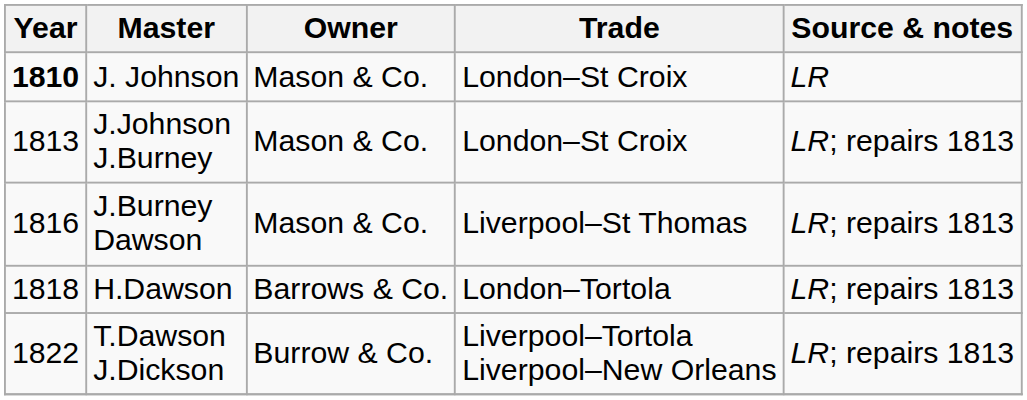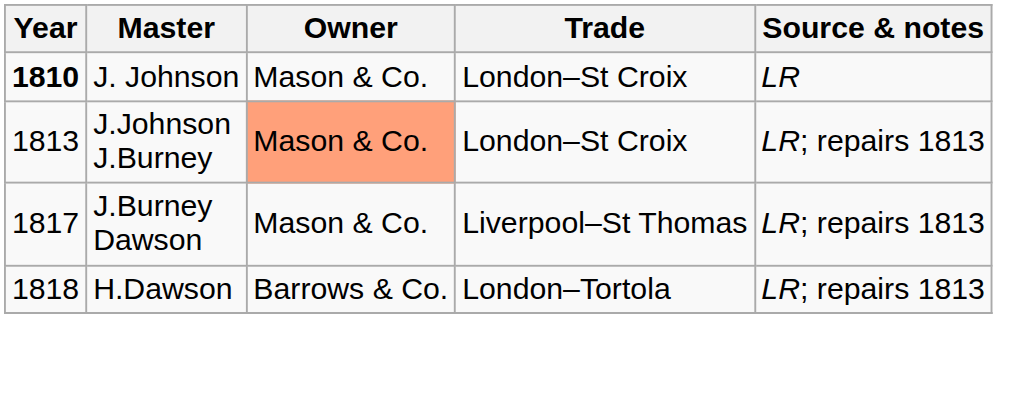(341, 141) no background -> (341, 141) lightsalmon background
(46, 223) 1816 -> (46, 223) 1817
- row: (160, 353)
